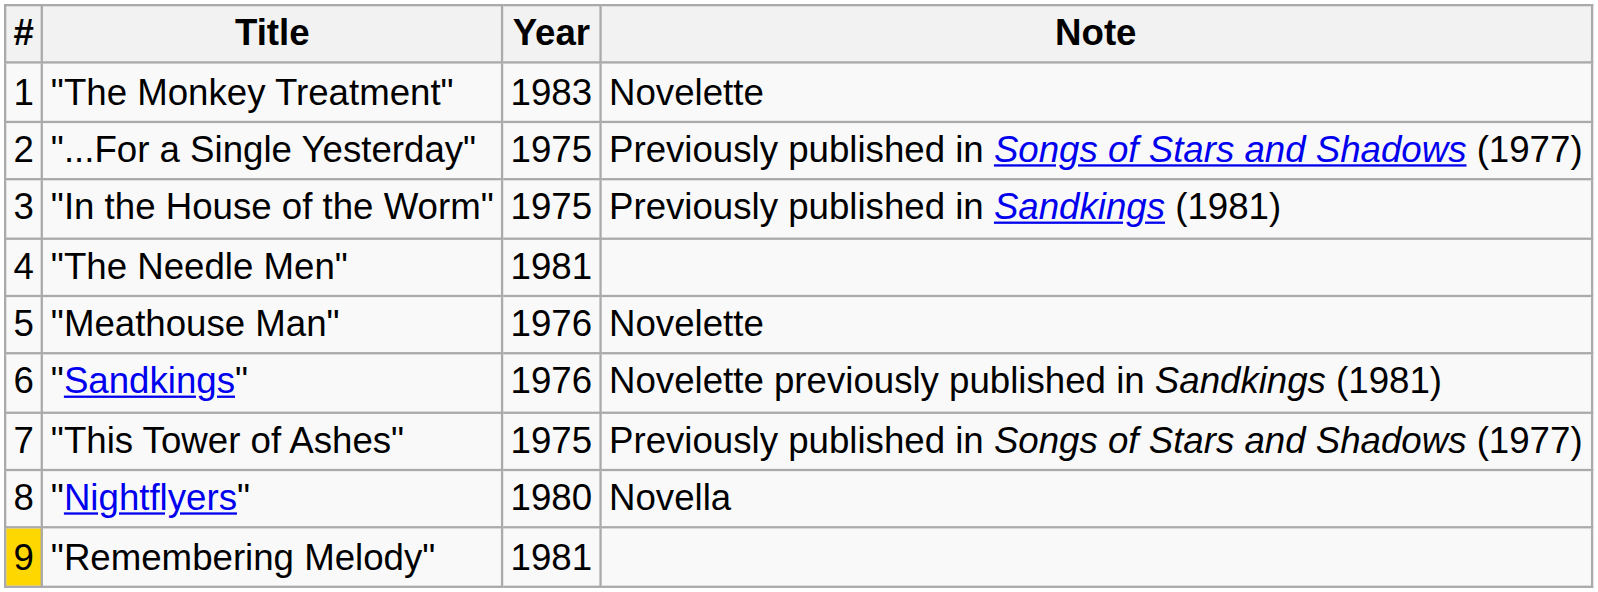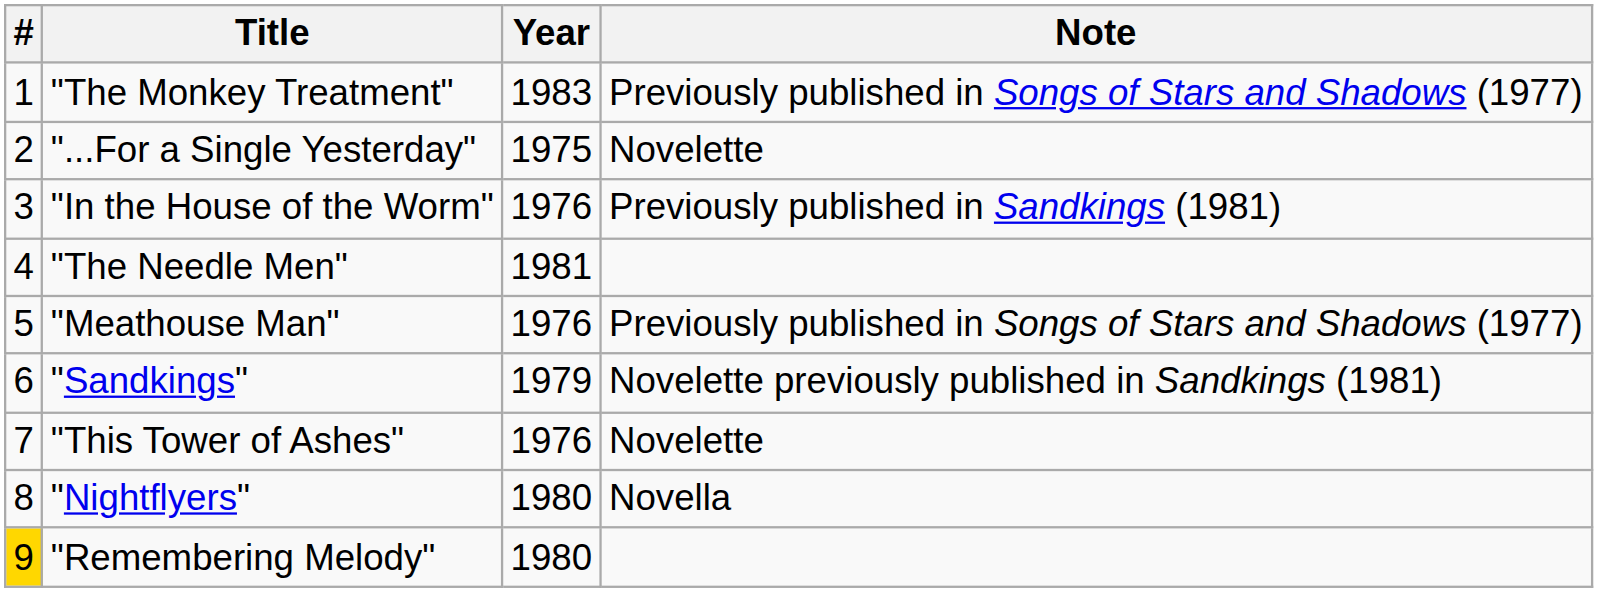(686, 91) Novelette -> (1096, 91) Previously published in Songs of Stars and Shadows (1977)
(1096, 149) Previously published in Songs of Stars and Shadows (1977) -> (686, 149) Novelette
(551, 207) 1975 -> (551, 207) 1976
(686, 324) Novelette -> (1096, 324) Previously published in Songs of Stars and Shadows (1977)
(551, 382) 1976 -> (551, 382) 1979
(551, 440) 1975 -> (551, 440) 1976
(1096, 440) Previously published in Songs of Stars and Shadows (1977) -> (686, 440) Novelette
(551, 556) 1981 -> (551, 556) 1980
